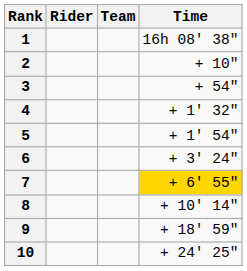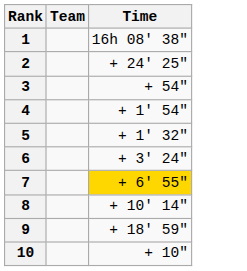- column: (72, 16)
(217, 64) + 10" -> (149, 64) + 24' 25"
(204, 111) + 1' 32" -> (153, 111) + 1' 54"
(204, 135) + 1' 54" -> (153, 135) + 1' 32"
(199, 254) + 24' 25" -> (166, 254) + 10"
